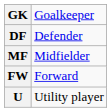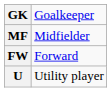- row: (18, 35)
